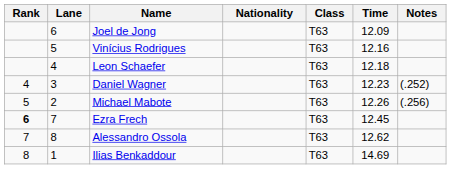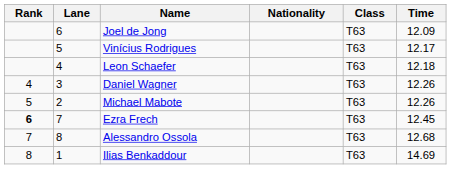- column: (422, 13)
(375, 48) 12.16 -> (421, 48) 12.17
(375, 84) 12.23 -> (421, 84) 12.26
(375, 137) 12.62 -> (421, 137) 12.68
